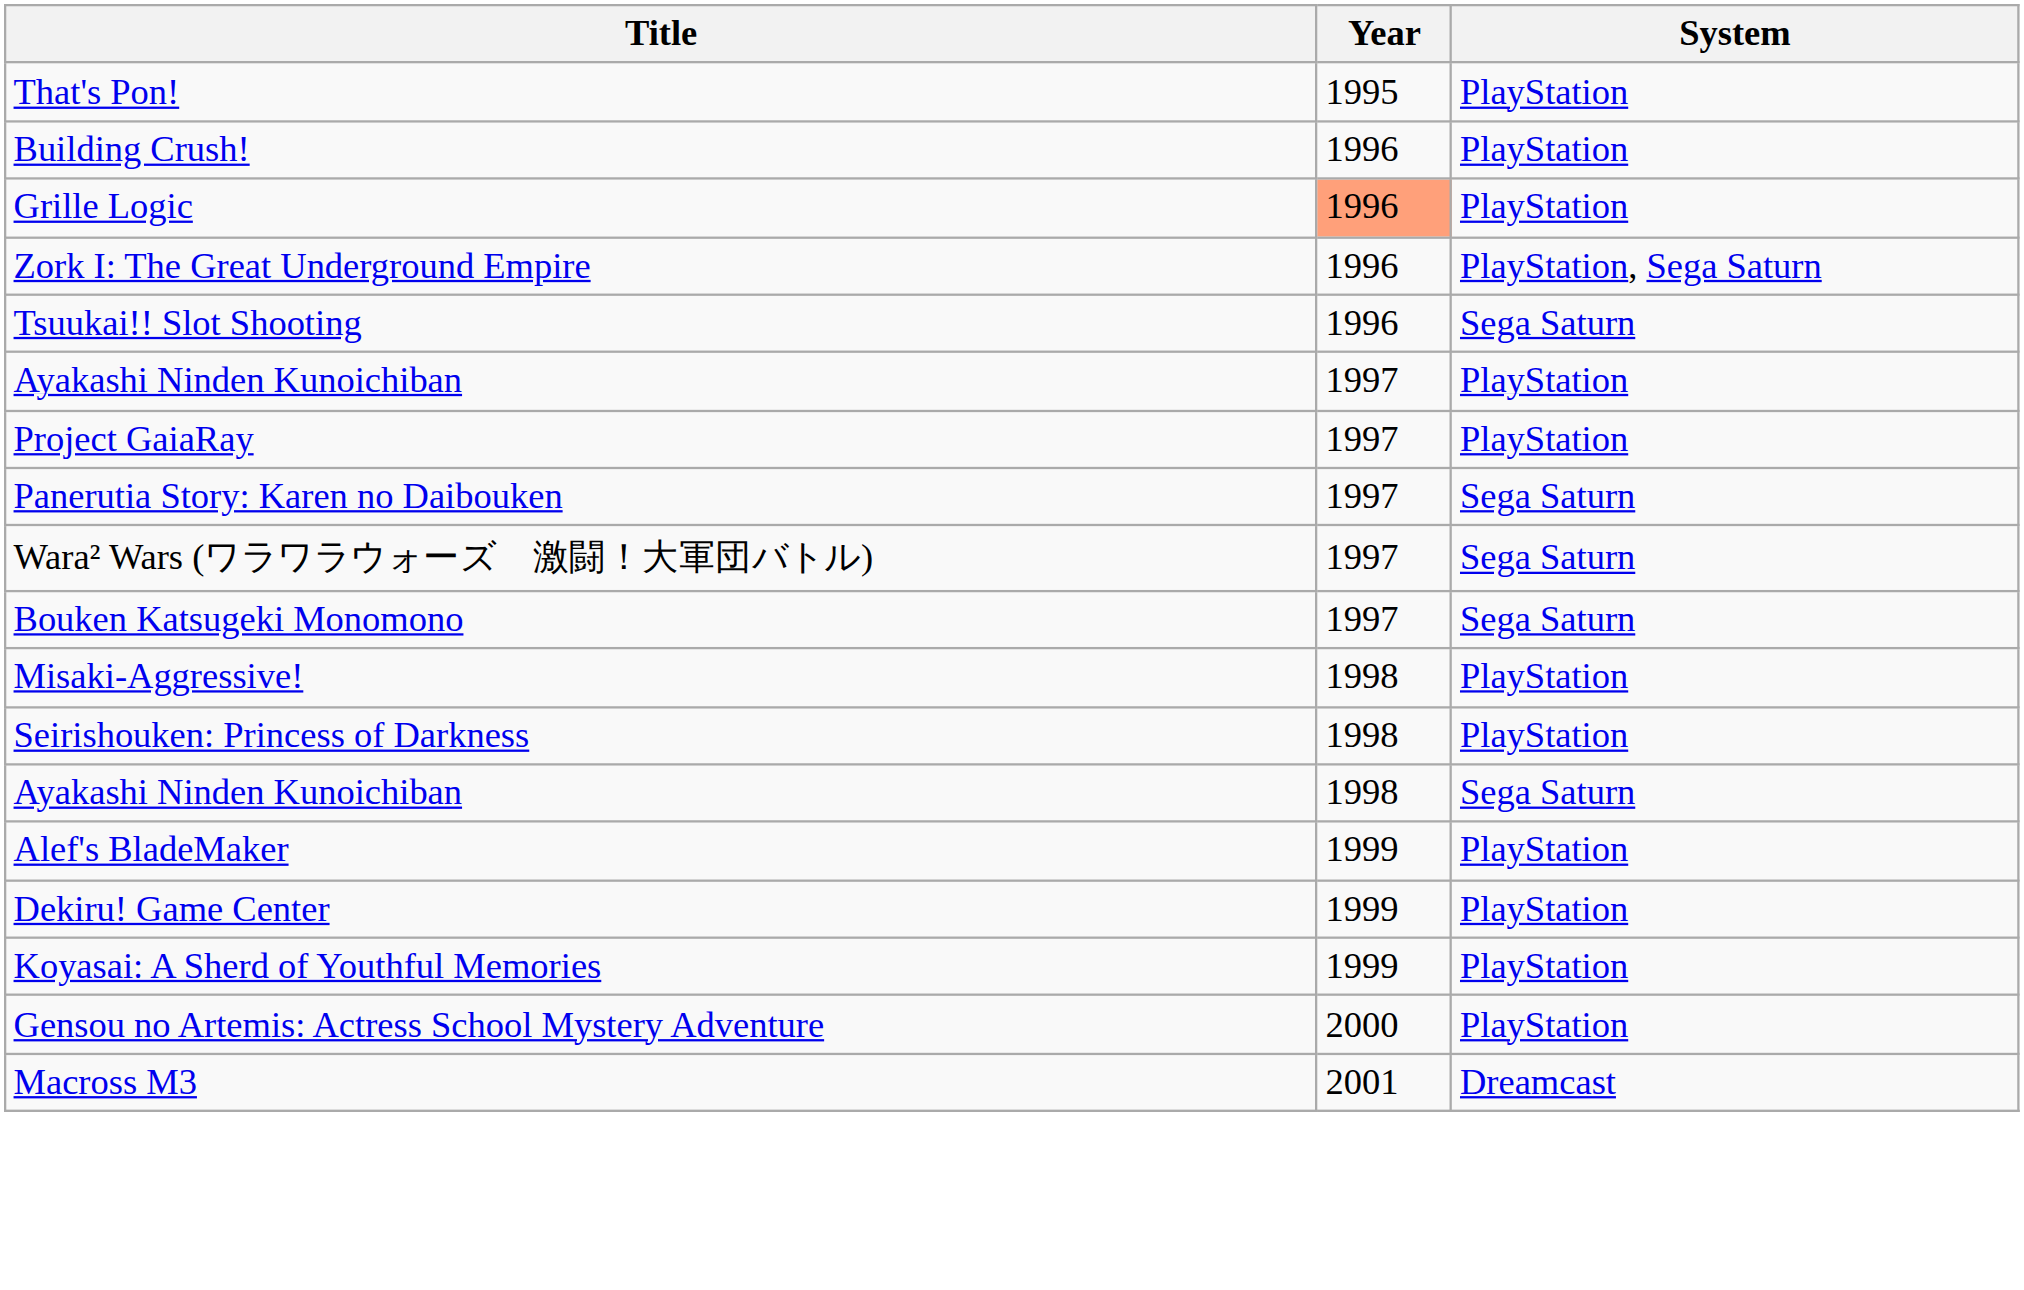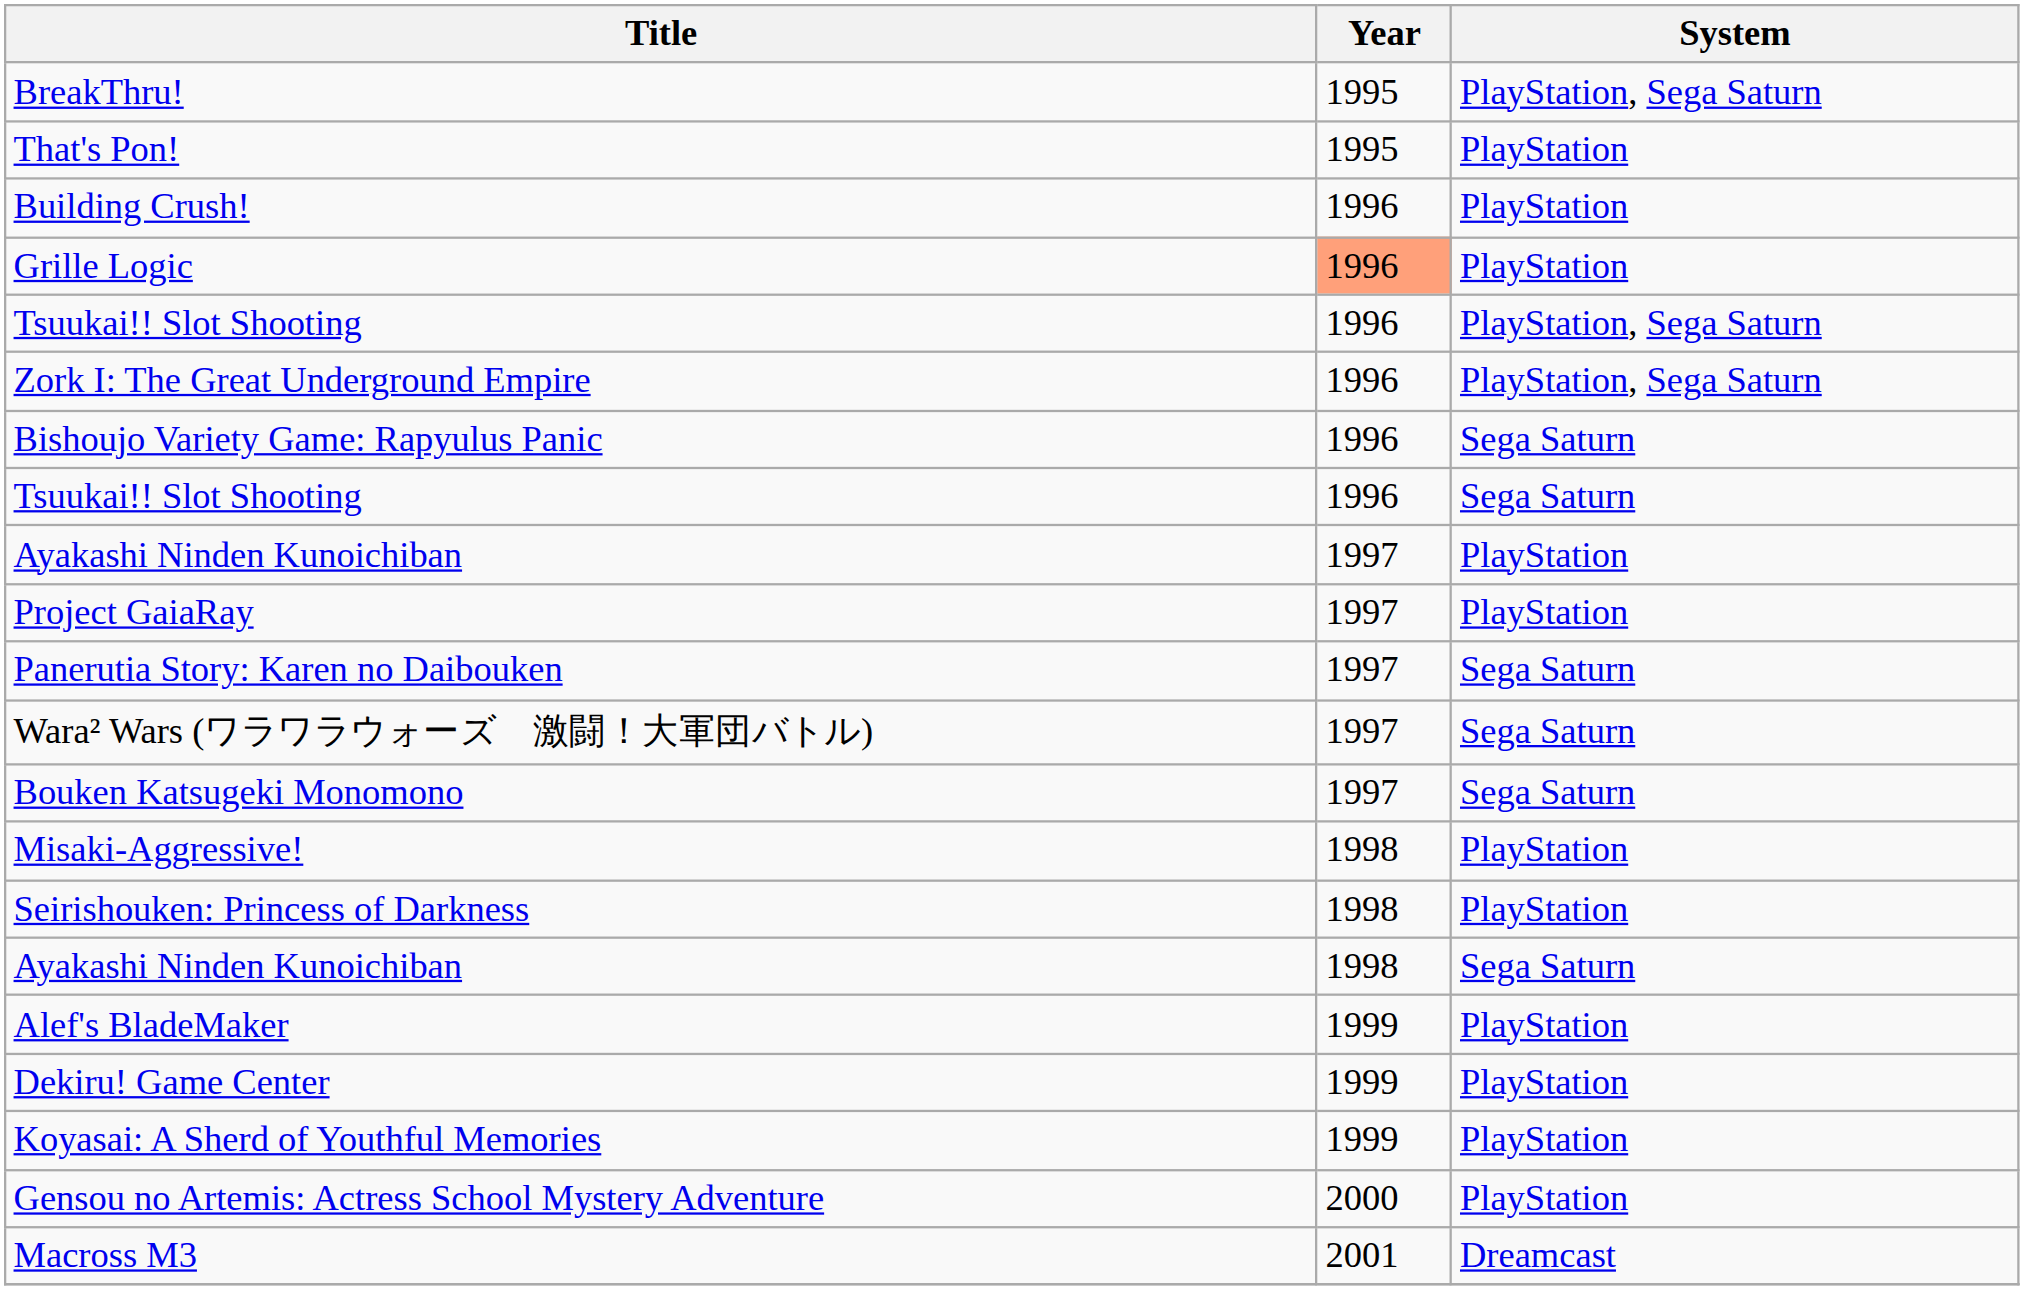+ row: (99, 91)
+ row: (188, 322)
+ row: (308, 438)
